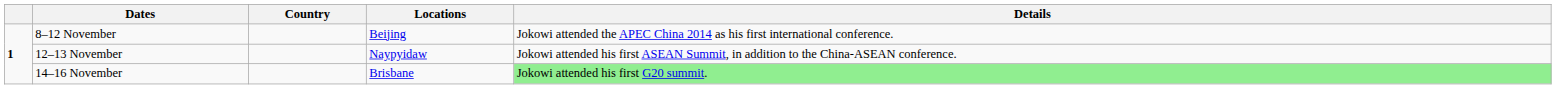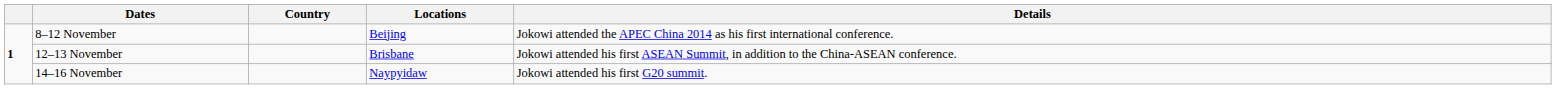(398, 53) Naypyidaw -> (392, 53) Brisbane
(392, 73) Brisbane -> (398, 73) Naypyidaw
(612, 73) lightgreen background -> (612, 73) no background
